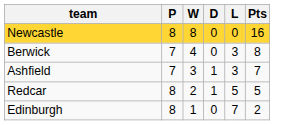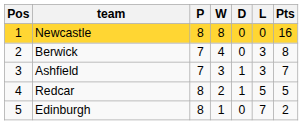+ column: (18, 14)
